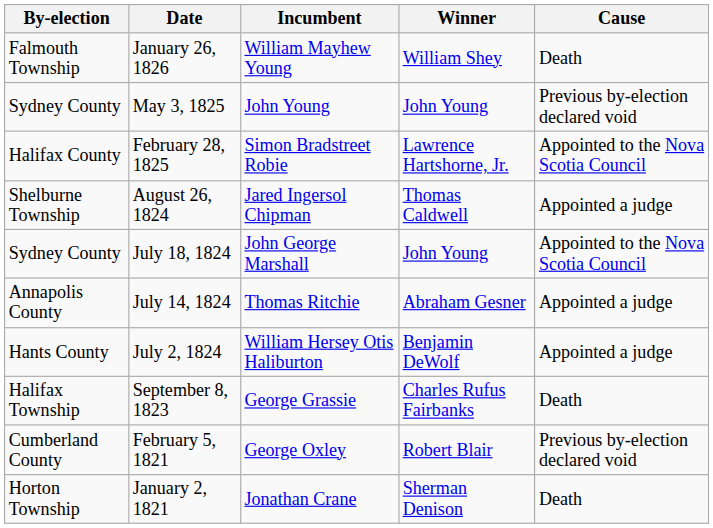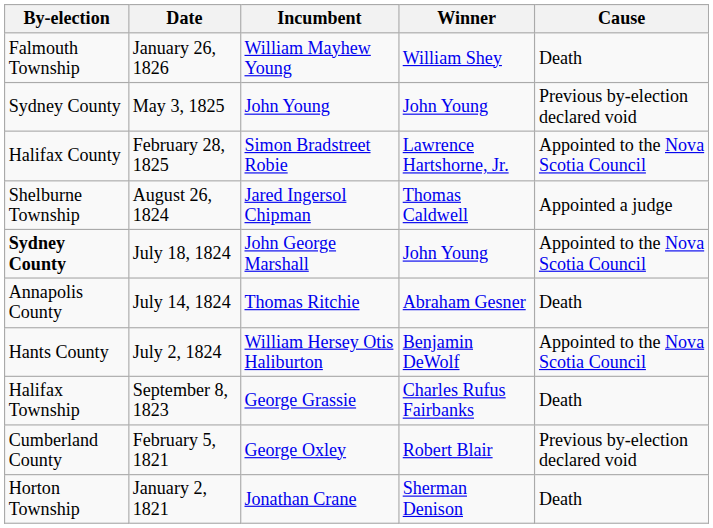(65, 253) normal -> (37, 253) bold
(606, 302) Appointed a judge -> (561, 302) Death
(606, 351) Appointed a judge -> (622, 351) Appointed to the Nova Scotia Council
